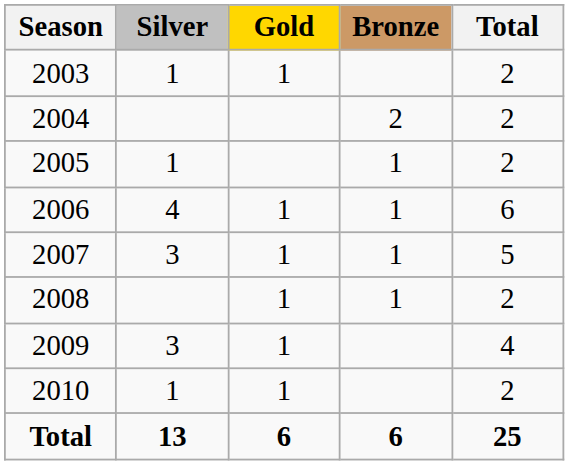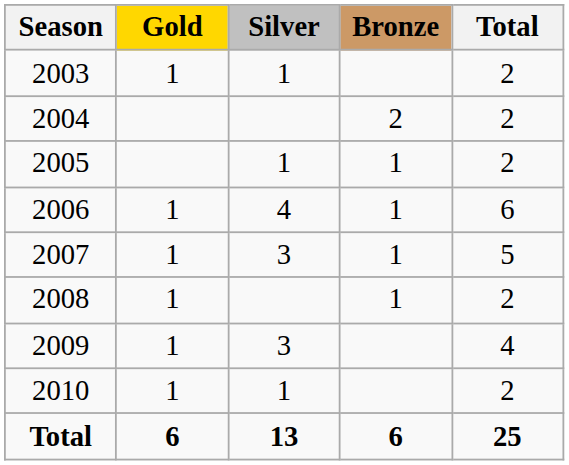columns swapped: (284, 27) <-> (172, 27)
